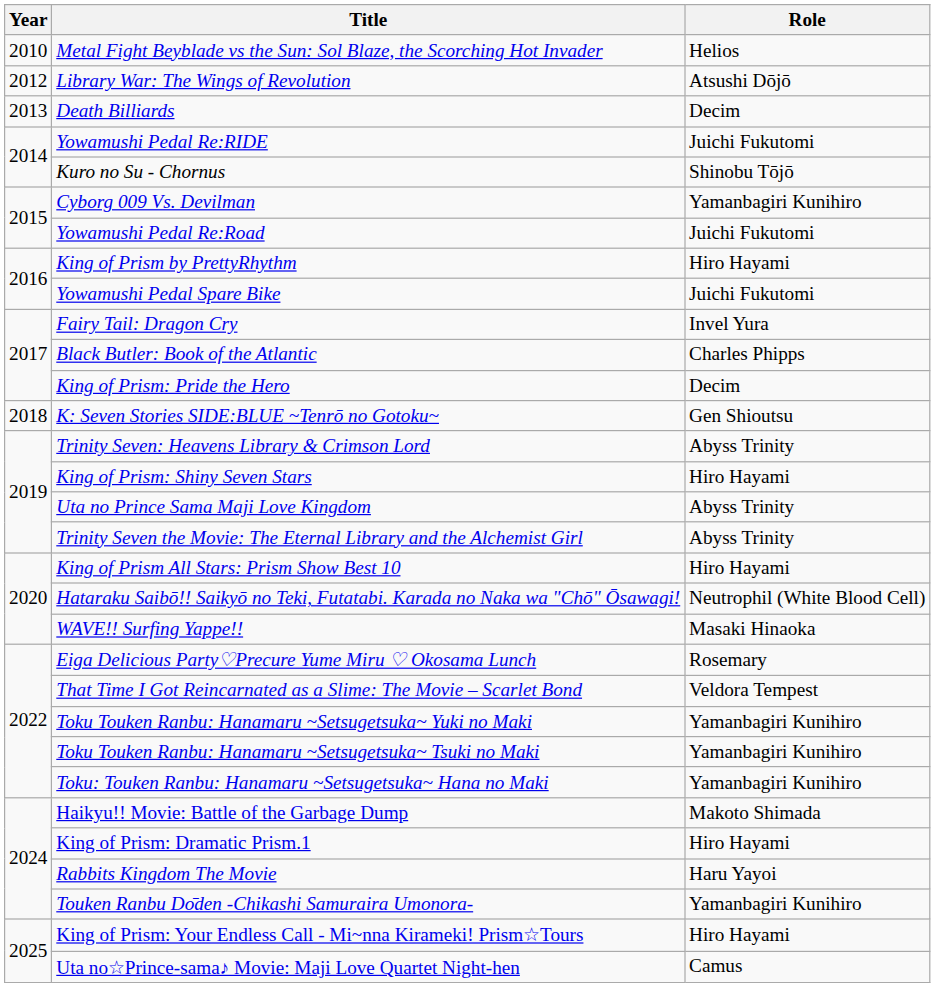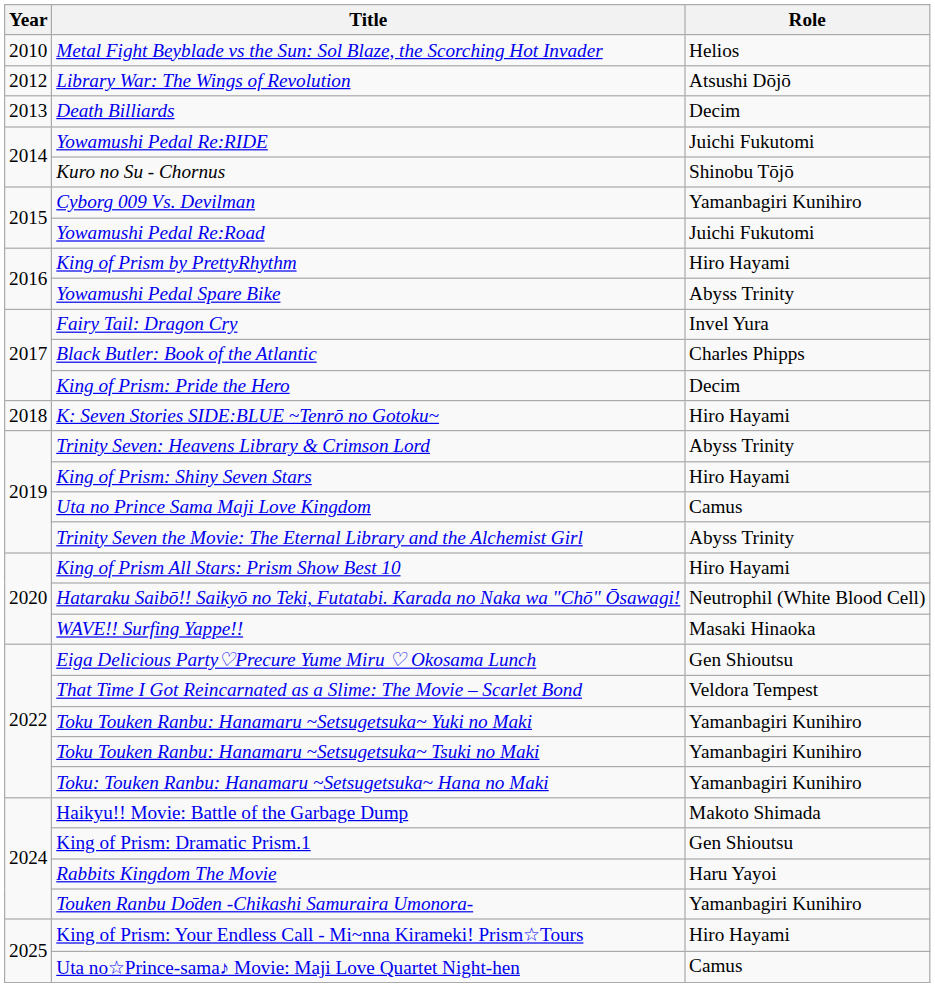(752, 293) Juichi Fukutomi -> (742, 293) Abyss Trinity
(741, 415) Gen Shioutsu -> (739, 415) Hiro Hayami
(742, 506) Abyss Trinity -> (716, 506) Camus
(728, 659) Rosemary -> (741, 659) Gen Shioutsu
(739, 843) Hiro Hayami -> (741, 843) Gen Shioutsu
